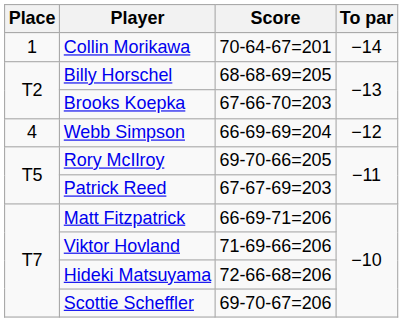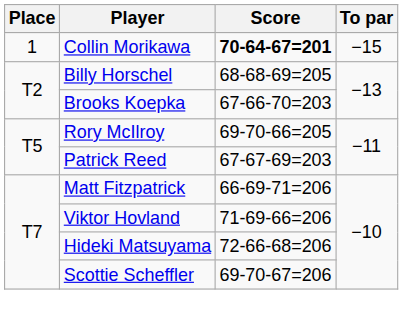(275, 47) normal -> (275, 47) bold
(367, 47) −14 -> (367, 47) −15
- row: (124, 132)
